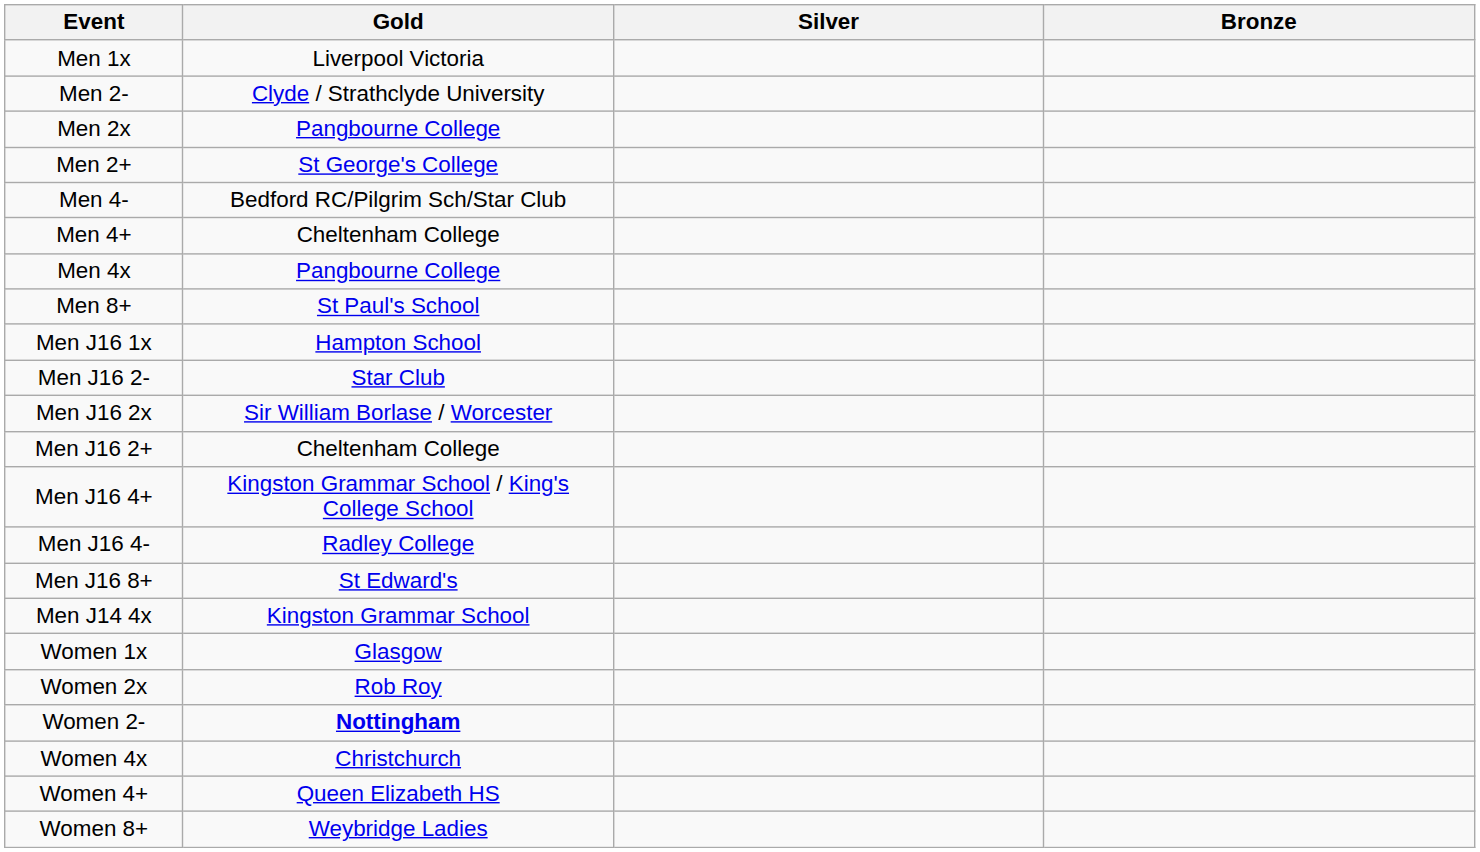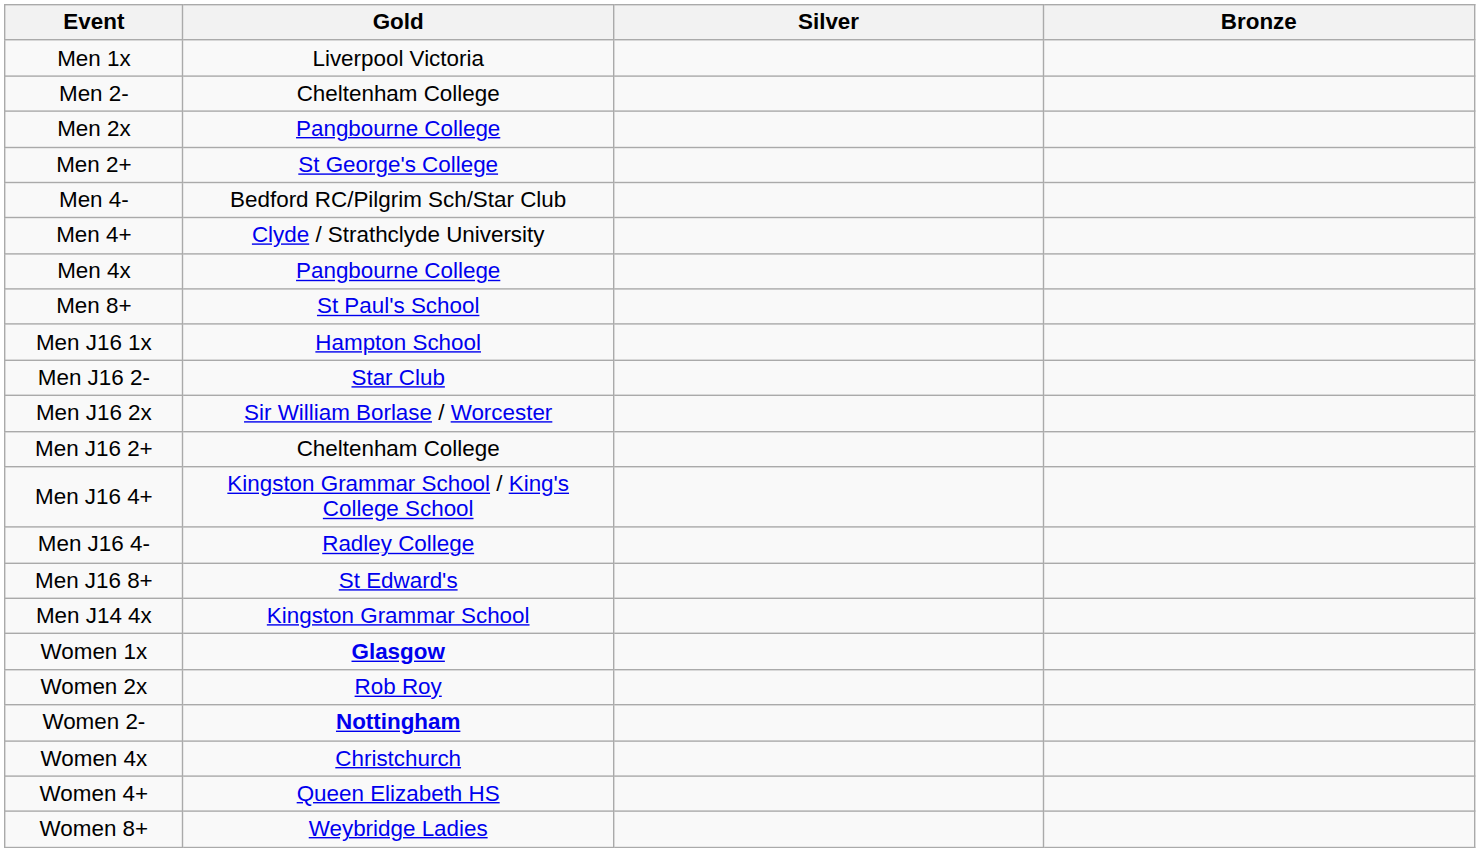(398, 93) Clyde / Strathclyde University -> (398, 93) Cheltenham College
(398, 235) Cheltenham College -> (398, 235) Clyde / Strathclyde University
(398, 651) normal -> (398, 651) bold
